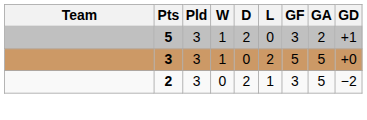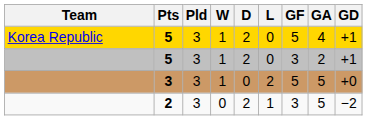+ row: (55, 37)
